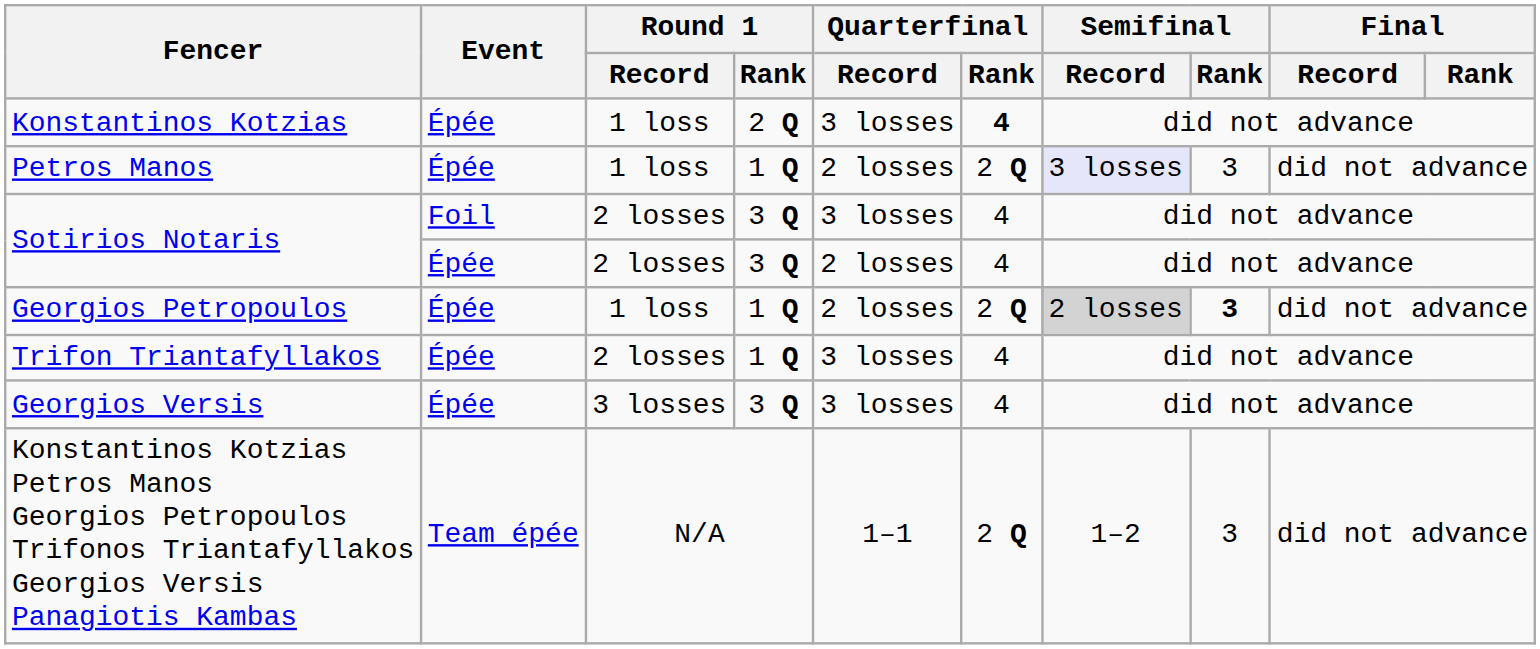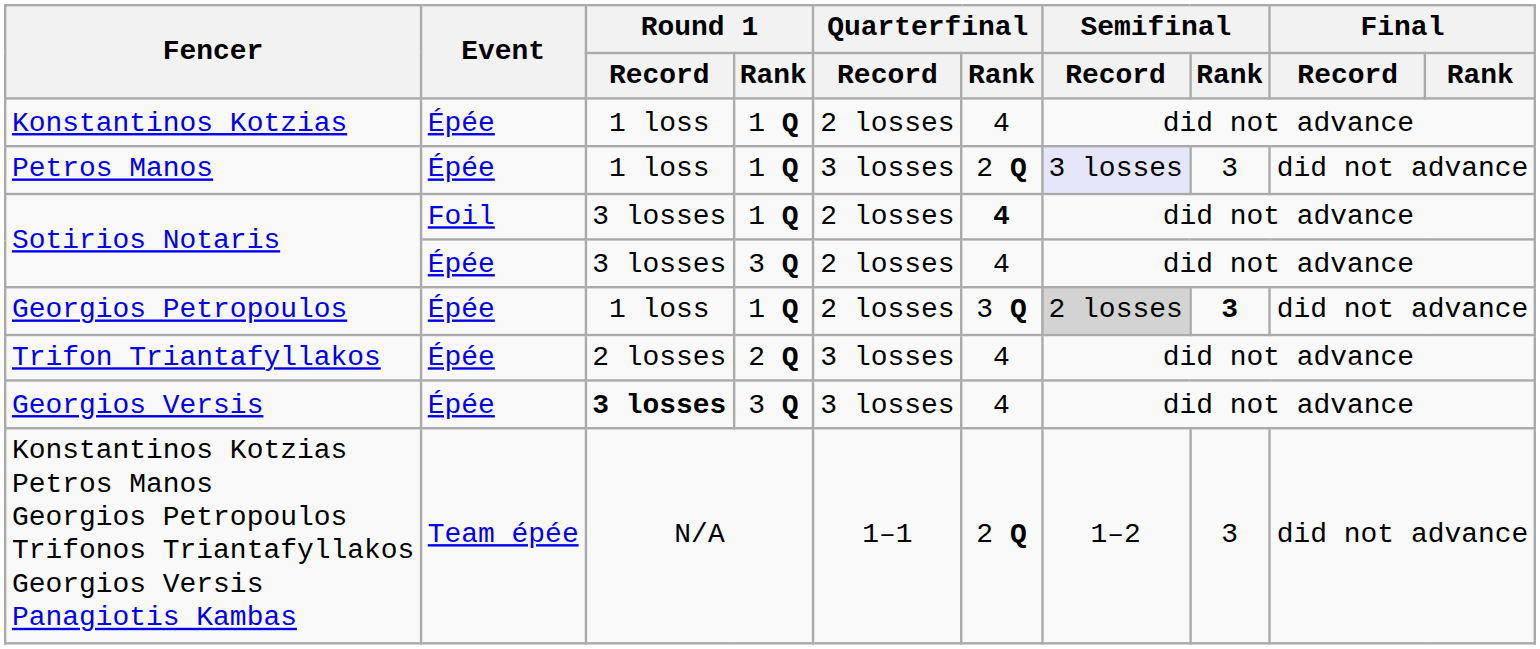(773, 122) 2 Q -> (773, 122) 1 Q
(887, 122) 3 losses -> (887, 122) 2 losses
(1002, 122) bold -> (1002, 122) normal
(887, 169) 2 losses -> (887, 169) 3 losses
(659, 216) 2 losses -> (659, 216) 3 losses
(773, 216) 3 Q -> (773, 216) 1 Q
(887, 216) 3 losses -> (887, 216) 2 losses
(1002, 216) normal -> (1002, 216) bold
(659, 263) 2 losses -> (659, 263) 3 losses
(1002, 310) 2 Q -> (1002, 310) 3 Q
(773, 357) 1 Q -> (773, 357) 2 Q
(659, 404) normal -> (659, 404) bold
